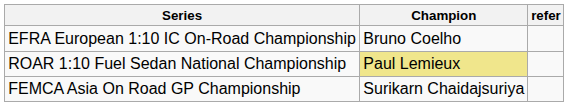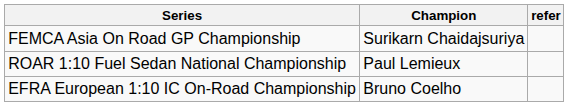rows swapped: (182, 38) <-> (154, 89)
(412, 63) khaki background -> (412, 63) no background
